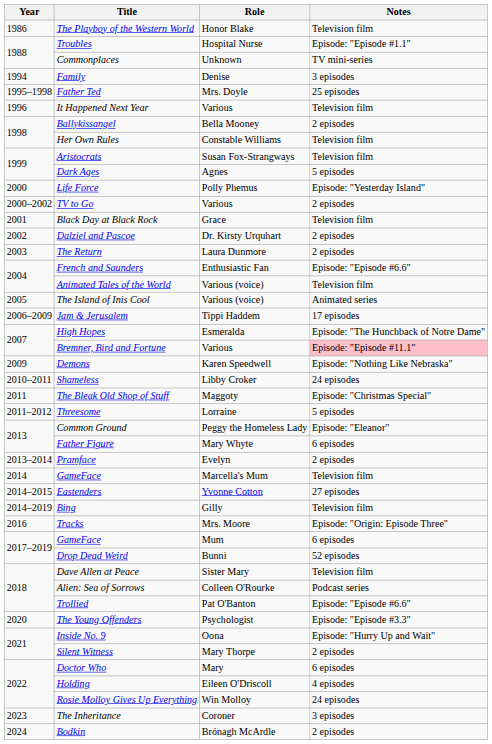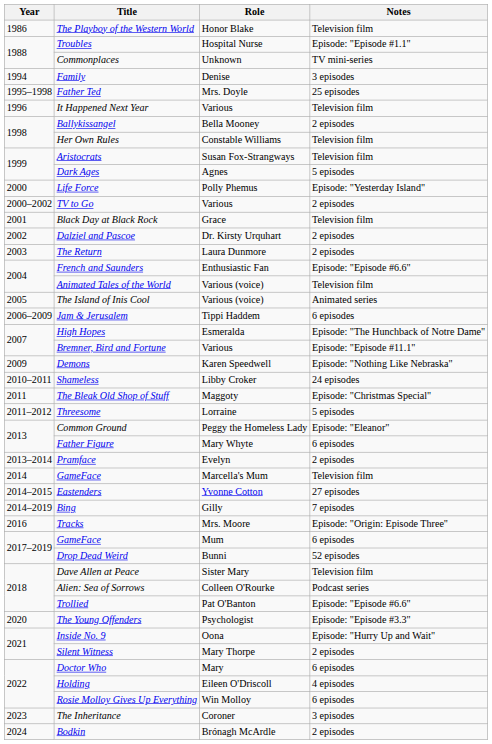(336, 316) 17 episodes -> (333, 316) 6 episodes
(364, 348) pink background -> (364, 348) no background
(343, 508) Television film -> (333, 508) 7 episodes
(336, 699) 24 episodes -> (333, 699) 6 episodes
